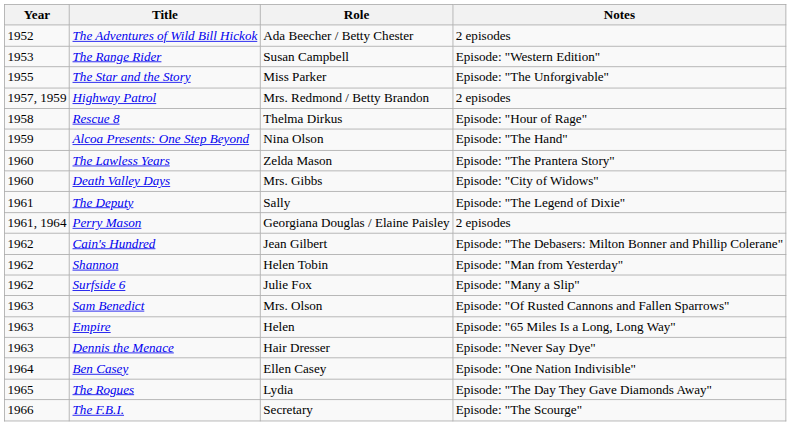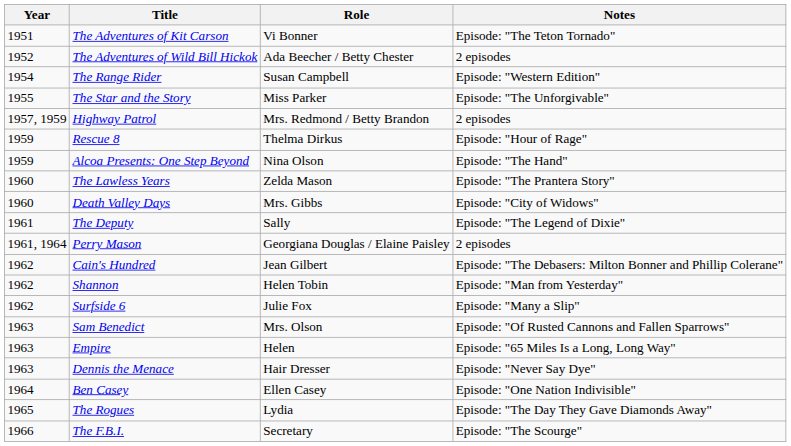+ row: (151, 35)
(21, 56) 1953 -> (21, 77) 1954
(21, 118) 1958 -> (21, 139) 1959
